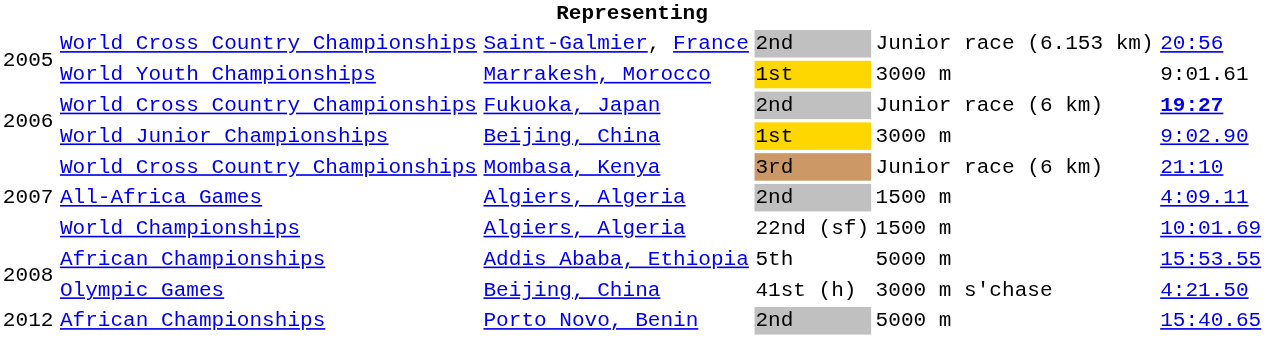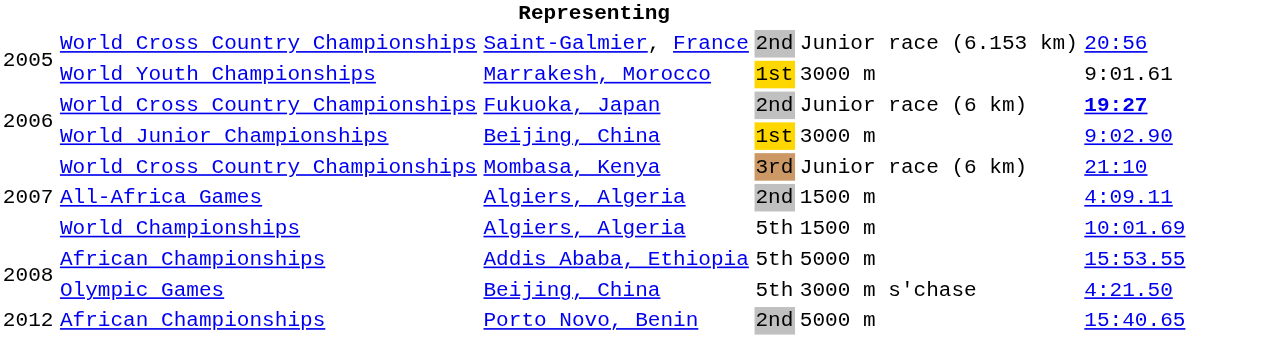(812, 228) 22nd (sf) -> (774, 228) 5th
(806, 290) 41st (h) -> (774, 290) 5th
